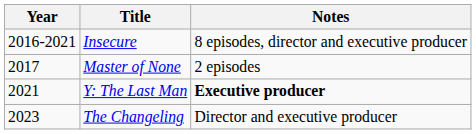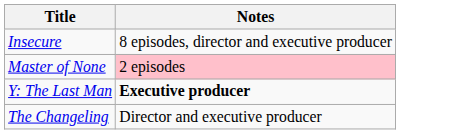- column: (42, 16)
(227, 66) no background -> (152, 66) pink background
